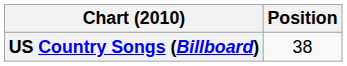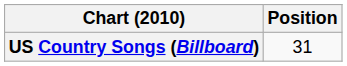(302, 46) 38 -> (302, 46) 31
